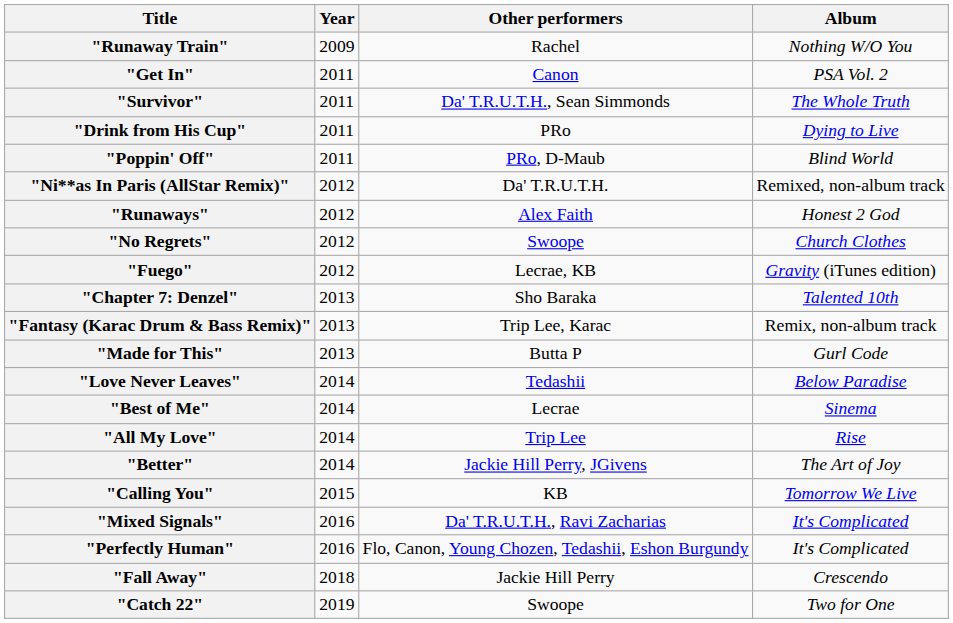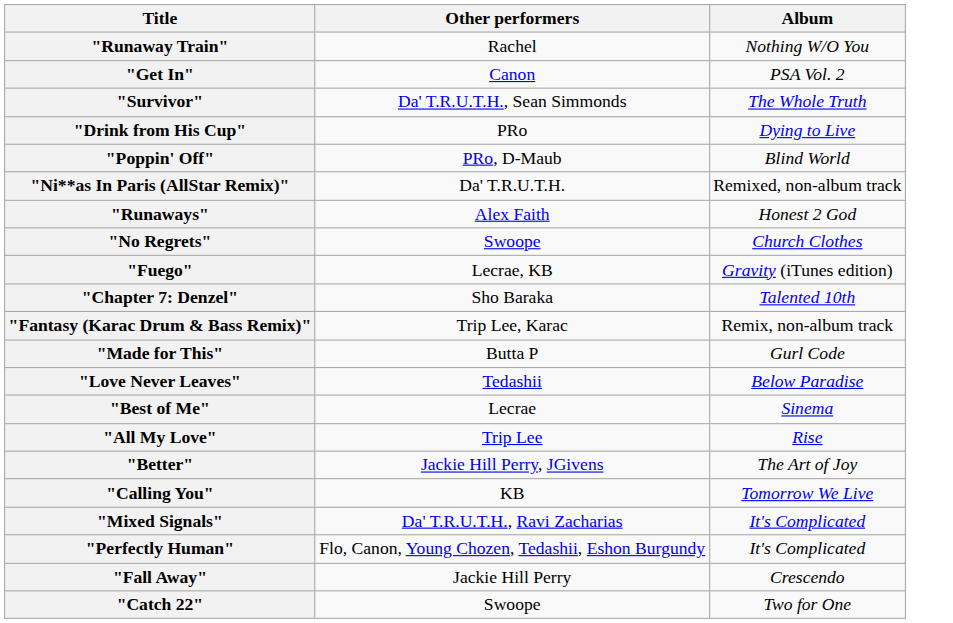- column: (337, 18)
